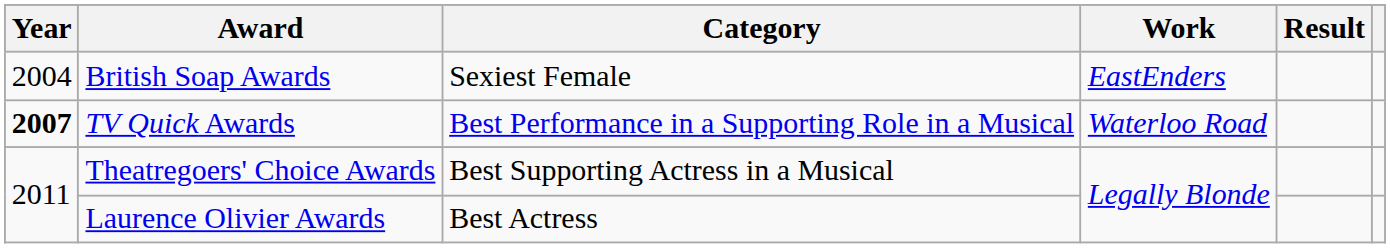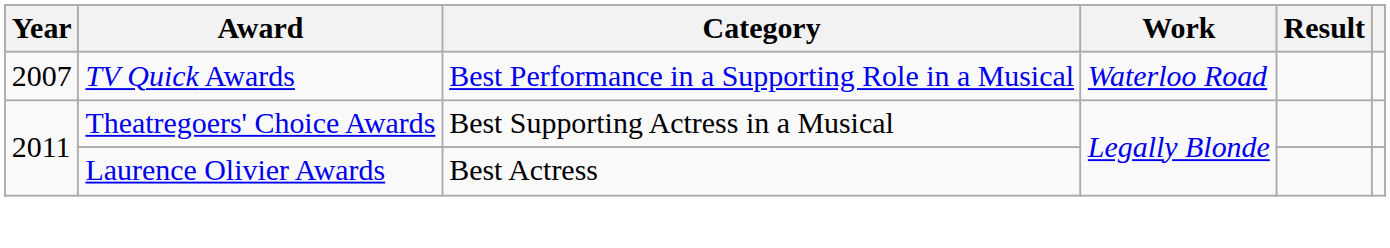- row: (208, 75)
(42, 123) bold -> (42, 75) normal
